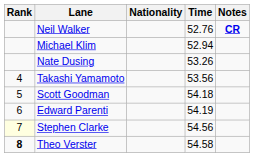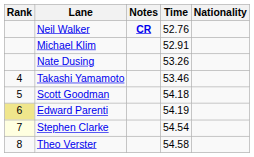columns swapped: (156, 12) <-> (232, 12)
(200, 45) 52.94 -> (176, 45) 52.91
(200, 78) 53.56 -> (176, 78) 53.46
(19, 111) no background -> (19, 111) khaki background
(200, 128) 54.56 -> (176, 128) 54.54
(19, 144) bold -> (19, 144) normal
